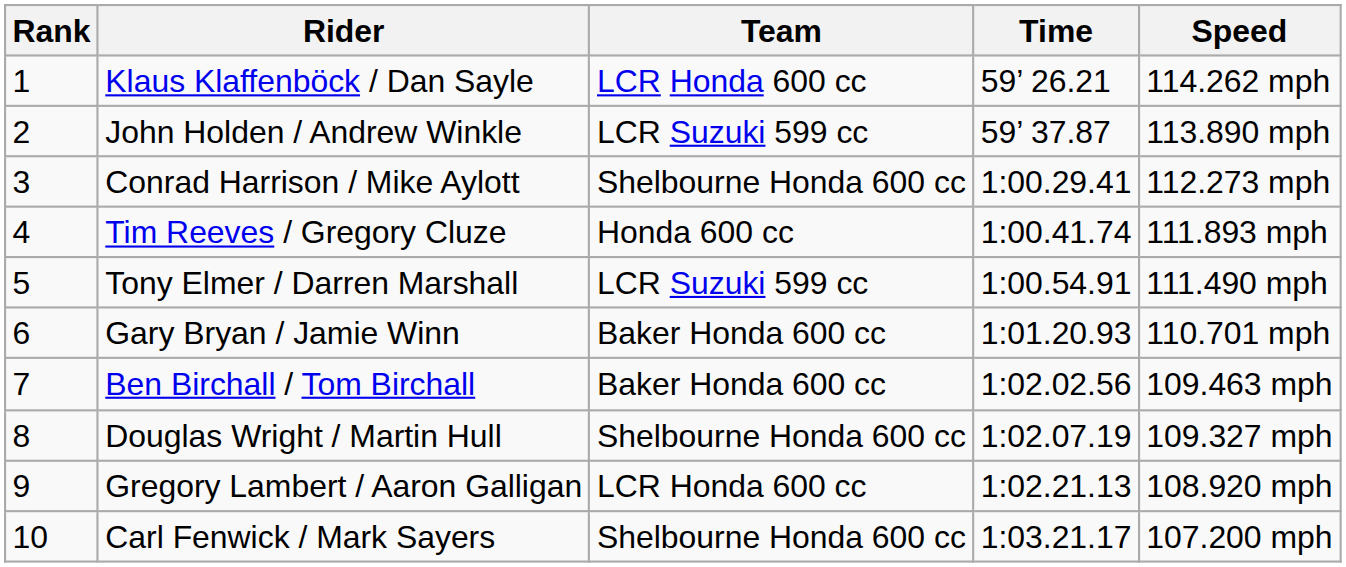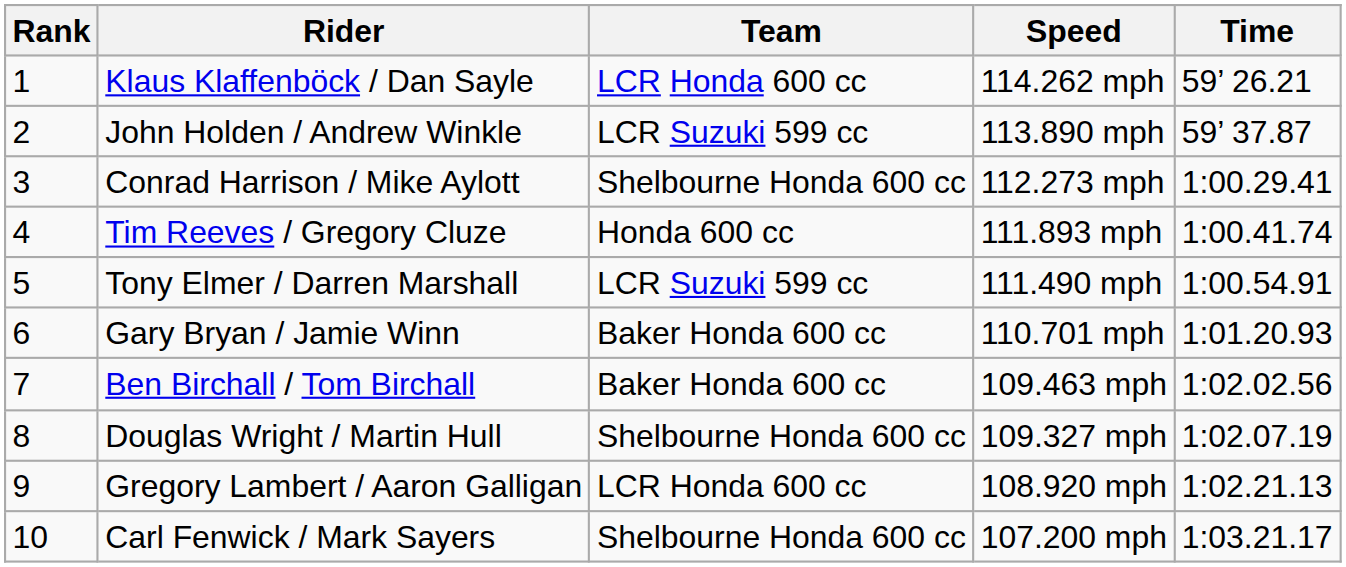columns swapped: (1239, 31) <-> (1056, 31)
